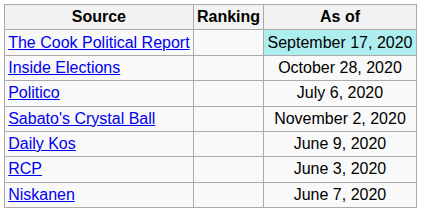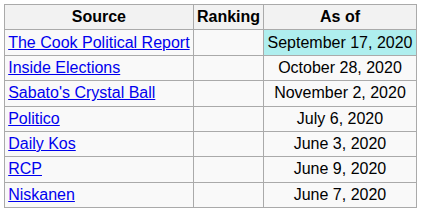rows swapped: (82, 118) <-> (34, 93)
(340, 144) June 9, 2020 -> (340, 144) June 3, 2020
(340, 169) June 3, 2020 -> (340, 169) June 9, 2020
